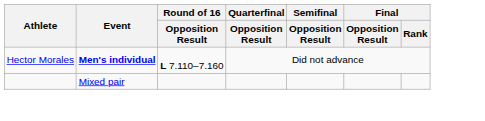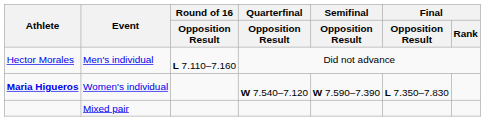(117, 61) bold -> (118, 61) normal
+ row: (43, 87)
